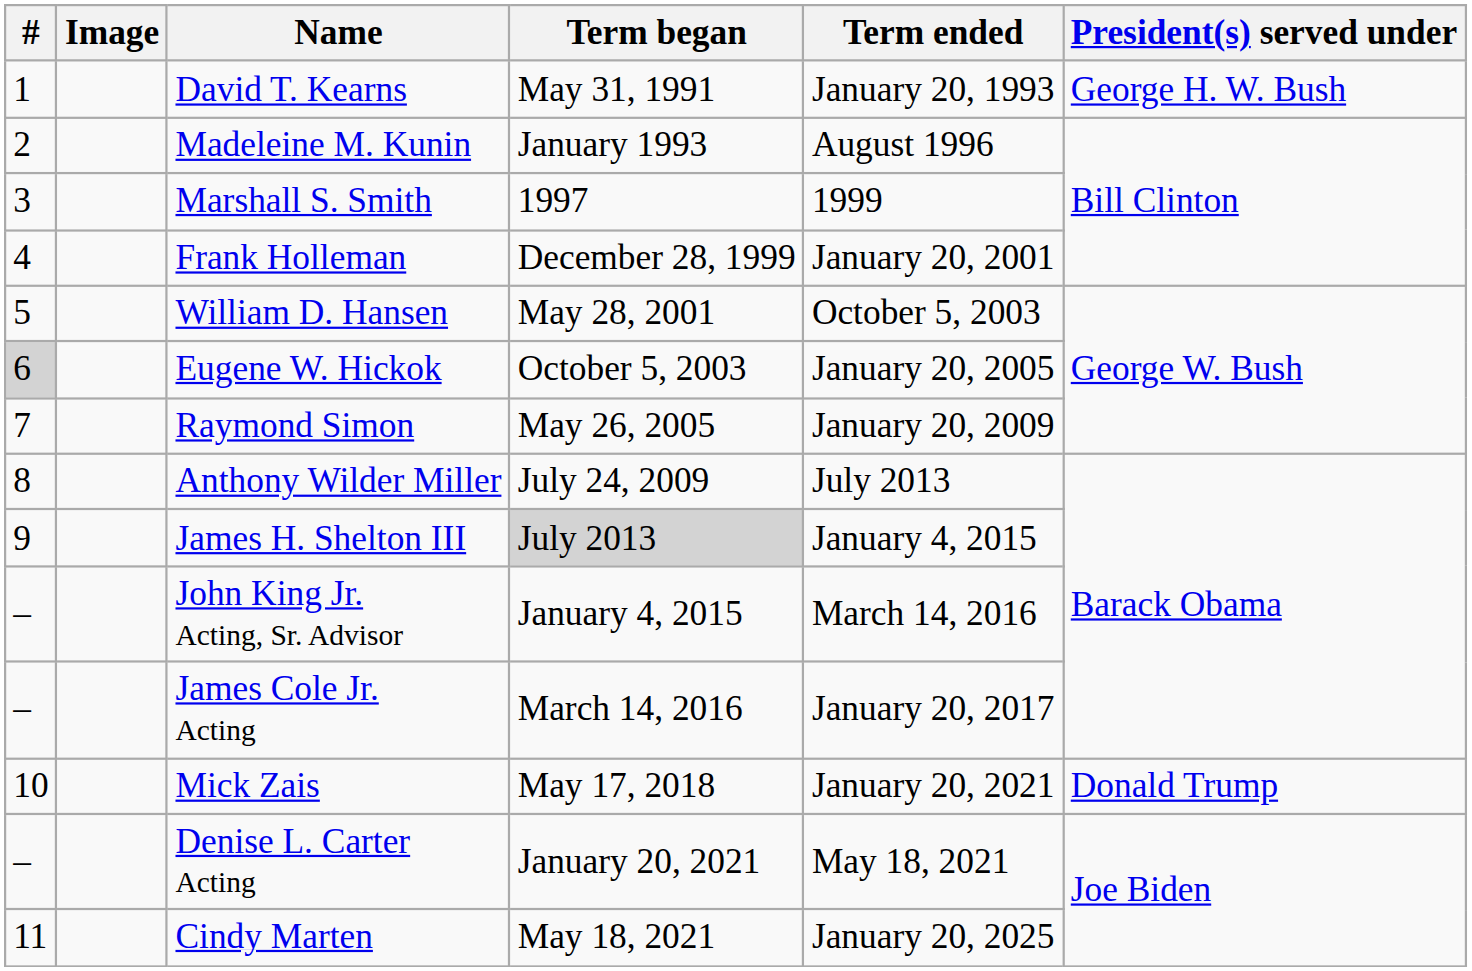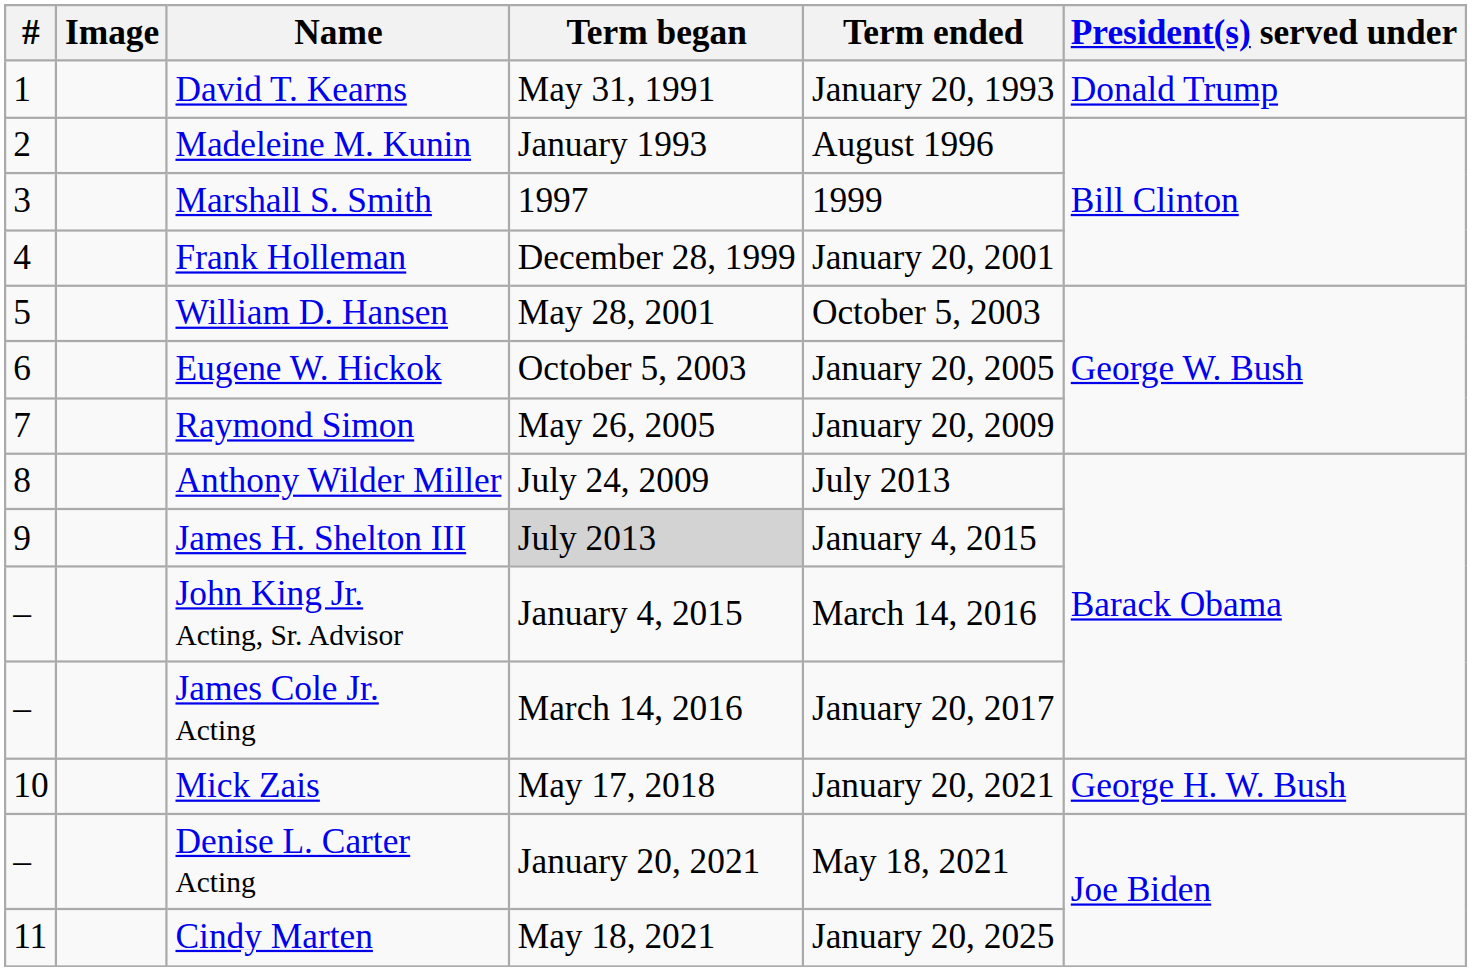(1208, 88) George H. W. Bush -> (1174, 88) Donald Trump
(22, 369) lightgrey background -> (22, 369) no background
(1174, 785) Donald Trump -> (1208, 785) George H. W. Bush
